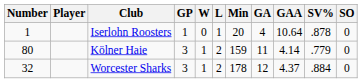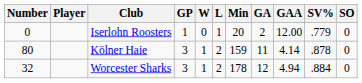(27, 31) 1 -> (27, 31) 0
(262, 31) 4 -> (262, 31) 2
(289, 31) 10.64 -> (289, 31) 12.00
(321, 31) .878 -> (321, 31) .779
(321, 50) .779 -> (321, 50) .878
(289, 68) 4.37 -> (289, 68) 4.94
